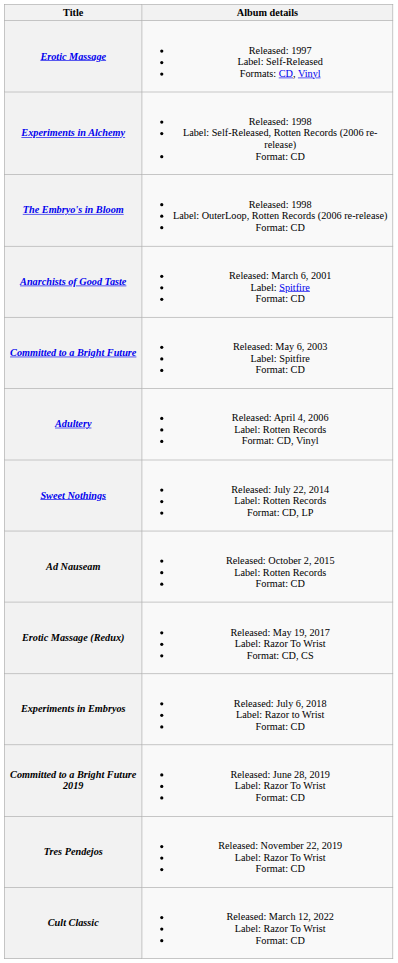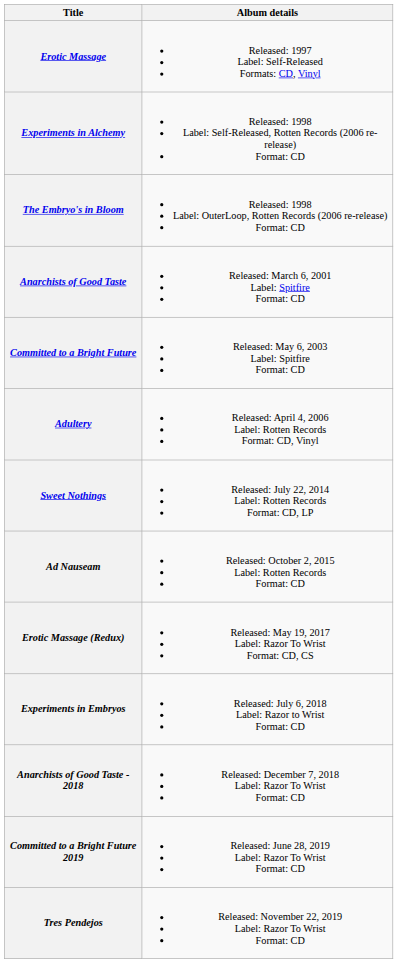+ row: (73, 780)
- row: (73, 923)
